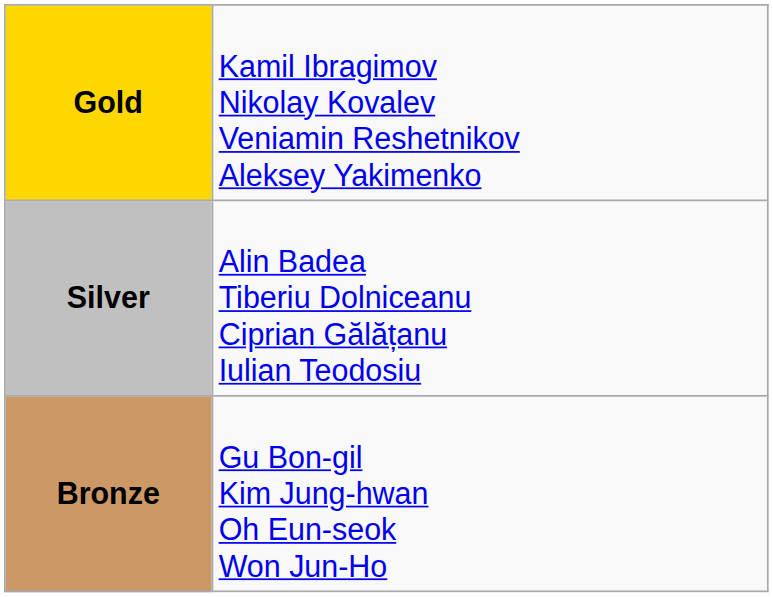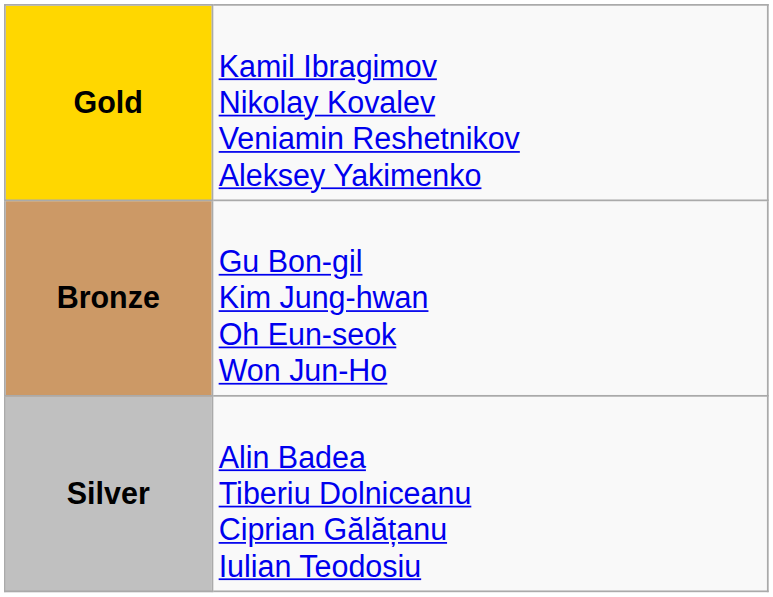rows swapped: (108, 297) <-> (108, 492)
